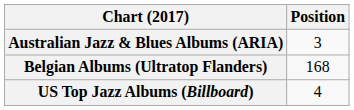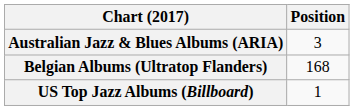(318, 92) 4 -> (318, 92) 1
